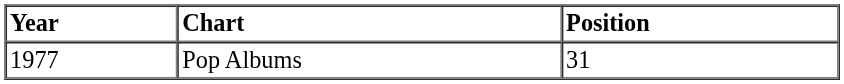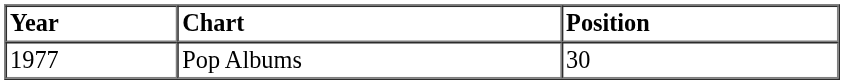(578, 59) 31 -> (578, 59) 30
